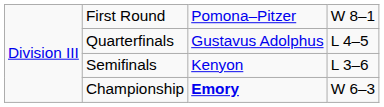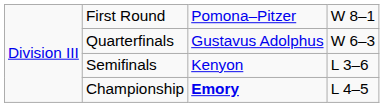(350, 41) L 4–5 -> (353, 41) W 6–3
(353, 89) W 6–3 -> (350, 89) L 4–5
